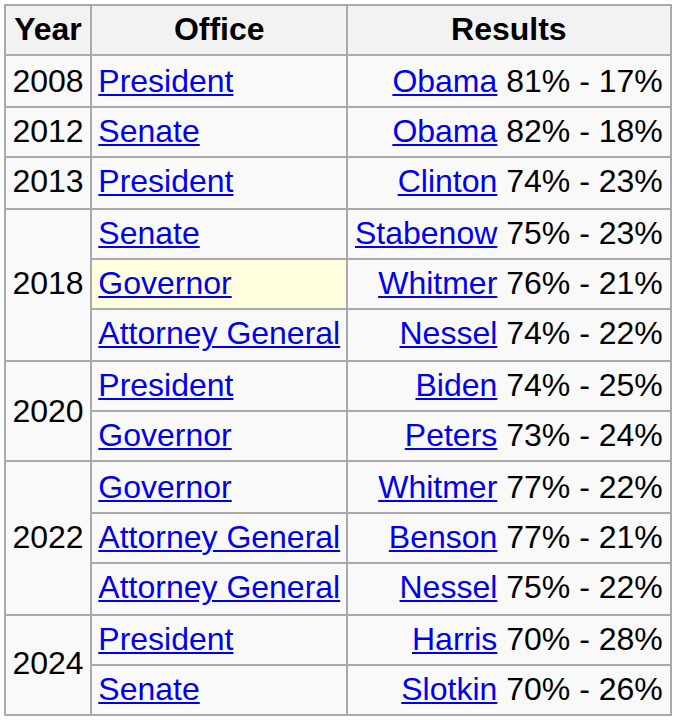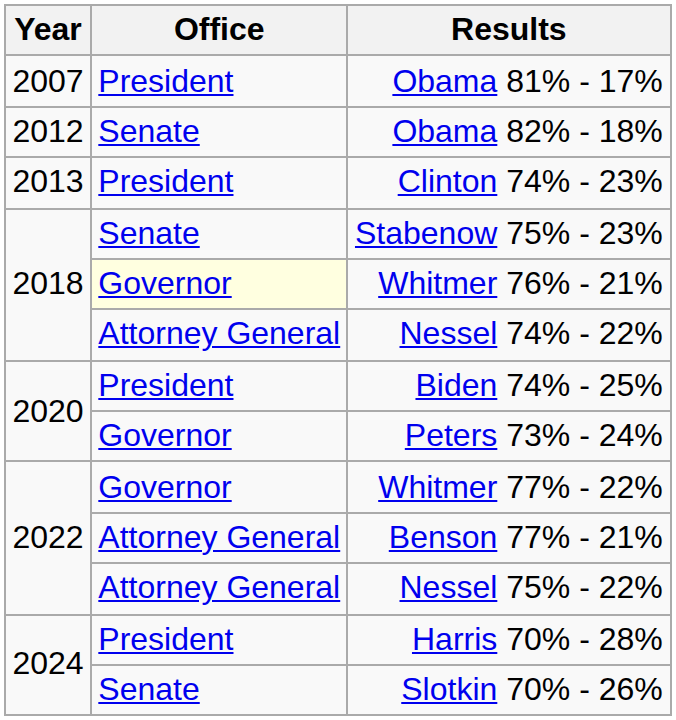(48, 80) 2008 -> (48, 80) 2007
